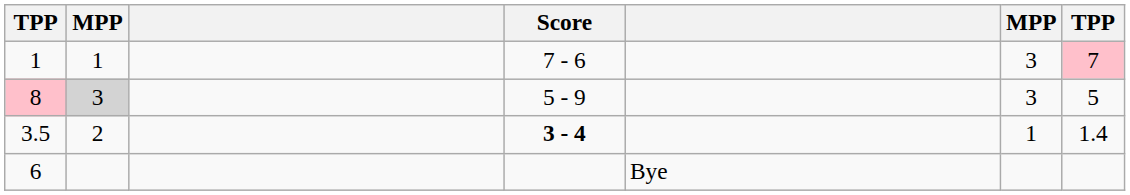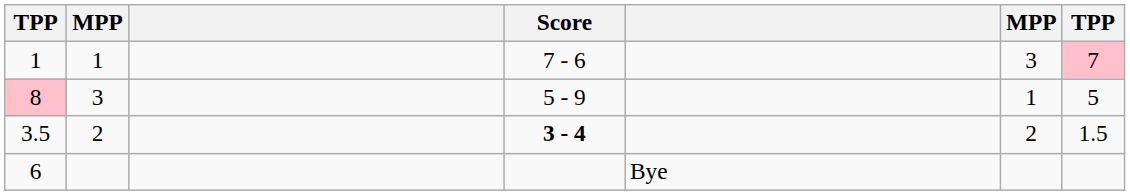(98, 97) lightgrey background -> (98, 97) no background
(1031, 97) 3 -> (1031, 97) 1
(1031, 134) 1 -> (1031, 134) 2
(1093, 134) 1.4 -> (1093, 134) 1.5
